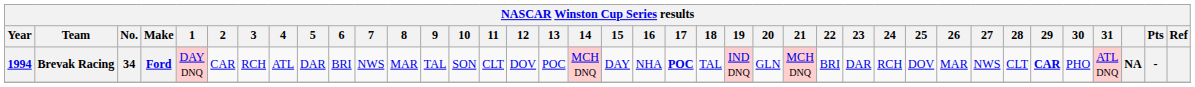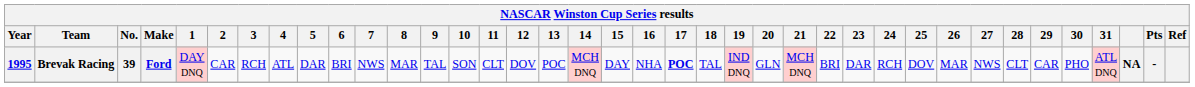(20, 64) 1994 -> (20, 64) 1995
(129, 64) 34 -> (129, 64) 39
(1047, 64) bold -> (1046, 64) normal
